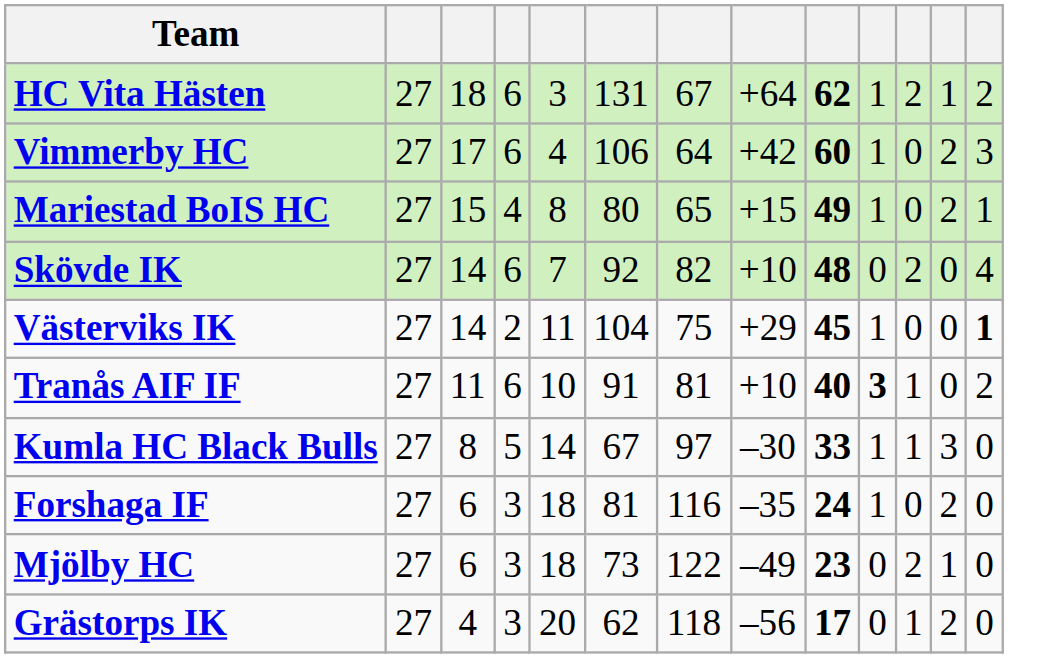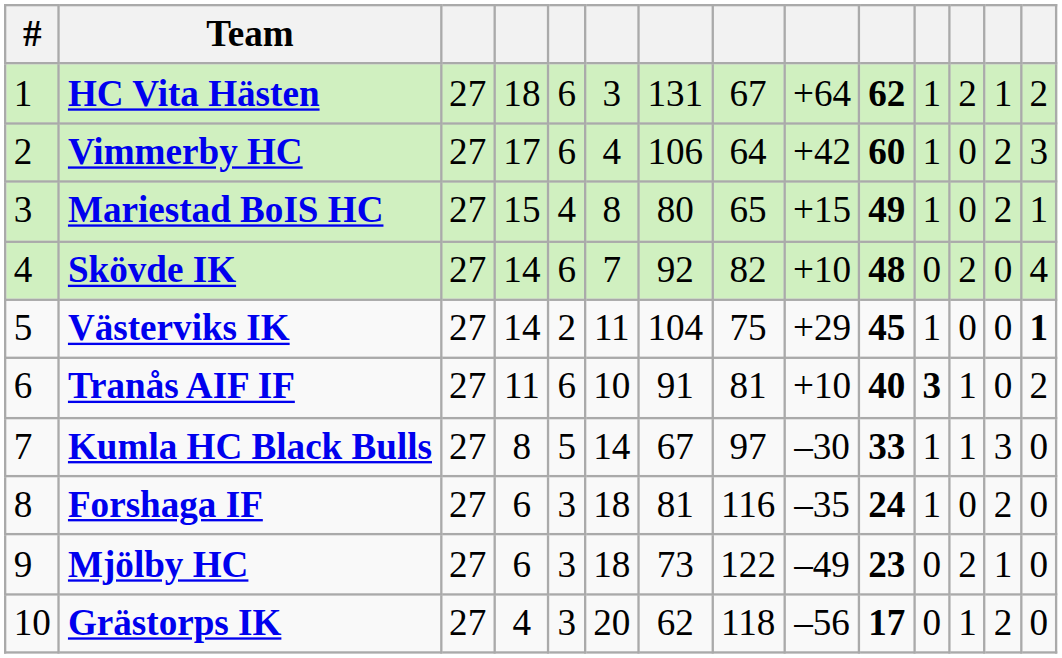+ column: (32, 33)
